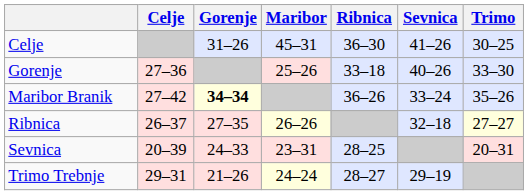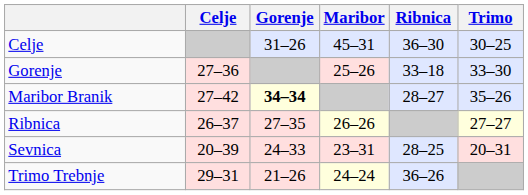- column: (430, 17)
(364, 96) 36–26 -> (423, 96) 28–27
(364, 176) 28–27 -> (423, 176) 36–26
